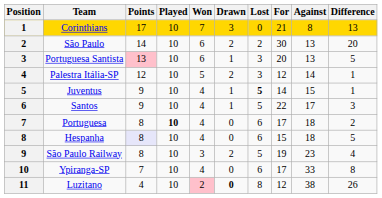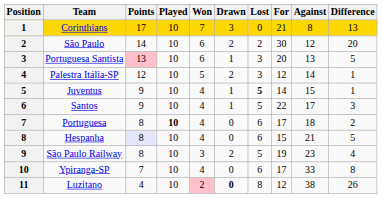(310, 43) 13 -> (310, 43) 12
(310, 138) 18 -> (310, 138) 21
